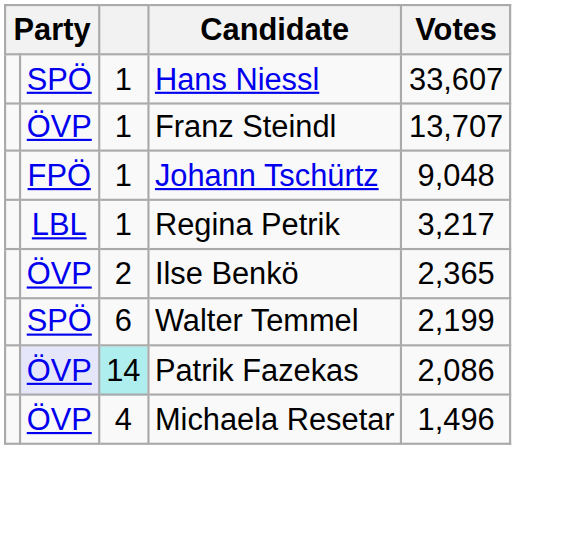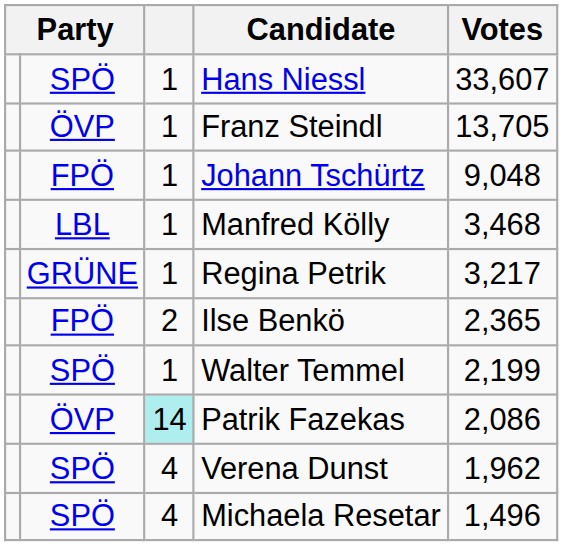(456, 127) 13,707 -> (502, 127) 13,705
+ row: (295, 225)
(59, 225) LBL -> (82, 273) GRÜNE
(59, 273) ÖVP -> (82, 322) FPÖ
(123, 322) 6 -> (170, 371) 1
(59, 371) lavender background -> (82, 419) no background
+ row: (294, 468)
(59, 419) ÖVP -> (82, 517) SPÖ
